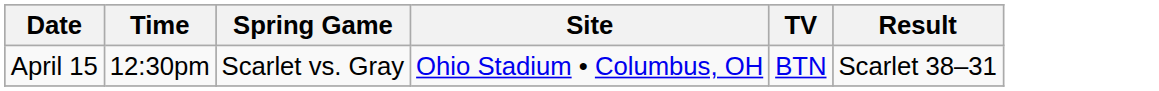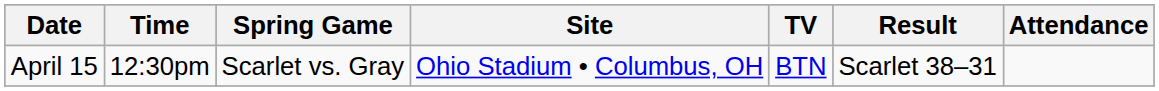+ column: (1079, 25)
